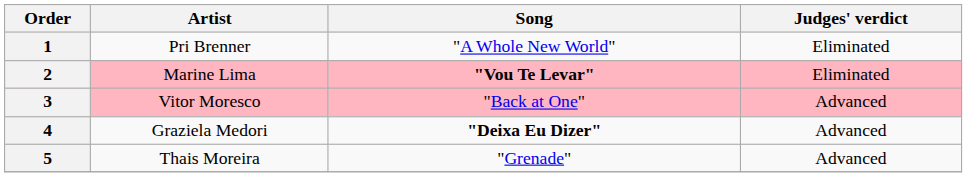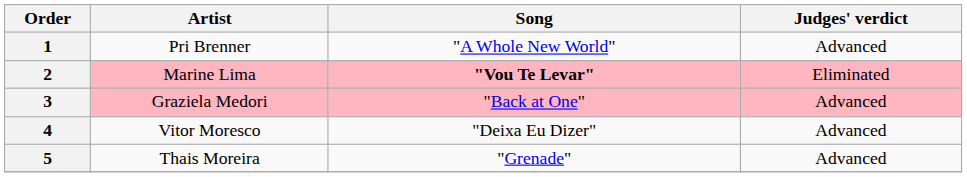(851, 46) Eliminated -> (851, 46) Advanced
(210, 102) Vitor Moresco -> (210, 102) Graziela Medori
(210, 130) Graziela Medori -> (210, 130) Vitor Moresco
(534, 130) bold -> (534, 130) normal
